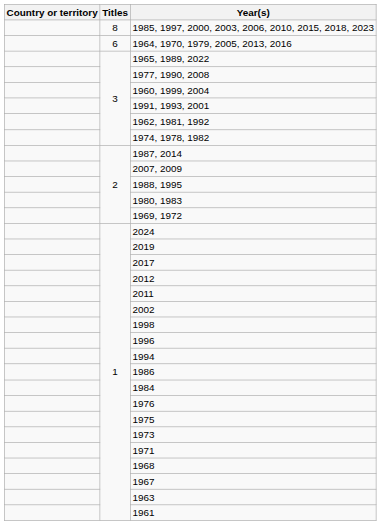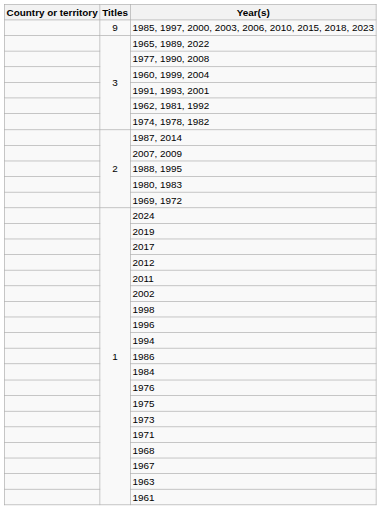(115, 28) 8 -> (115, 28) 9
- row: (212, 44)
